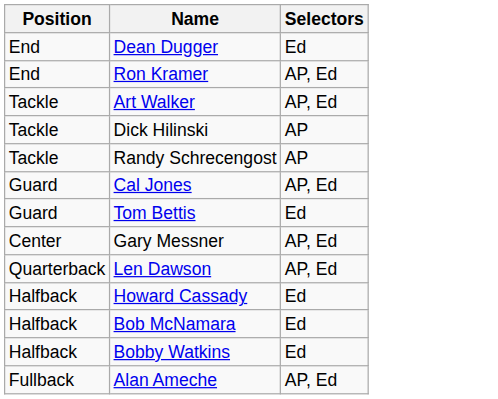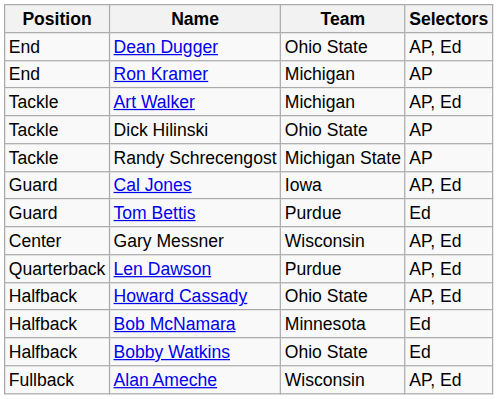+ column: (343, 19)
(296, 47) Ed -> (435, 47) AP, Ed
(311, 74) AP, Ed -> (421, 74) AP
(296, 296) Ed -> (435, 296) AP, Ed
